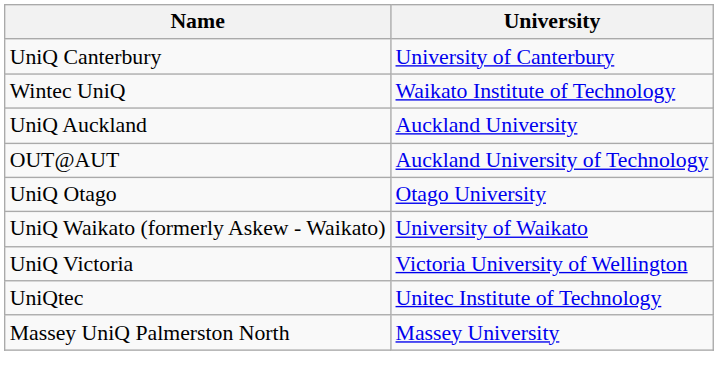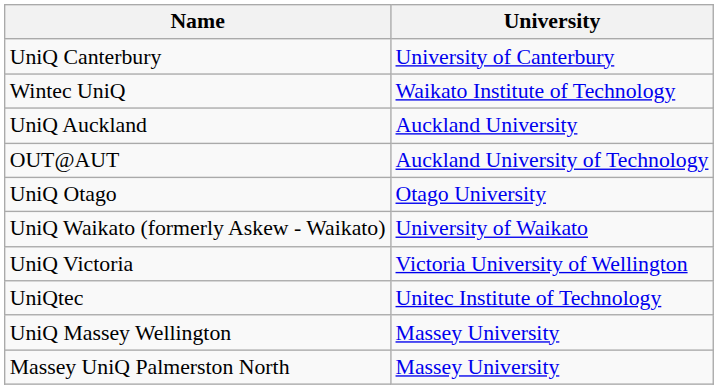+ row: (120, 332)
